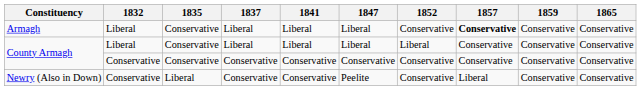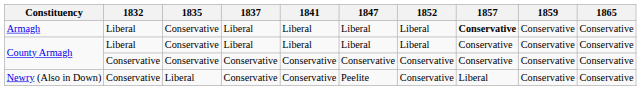(427, 28) Conservative -> (415, 28) Liberal
